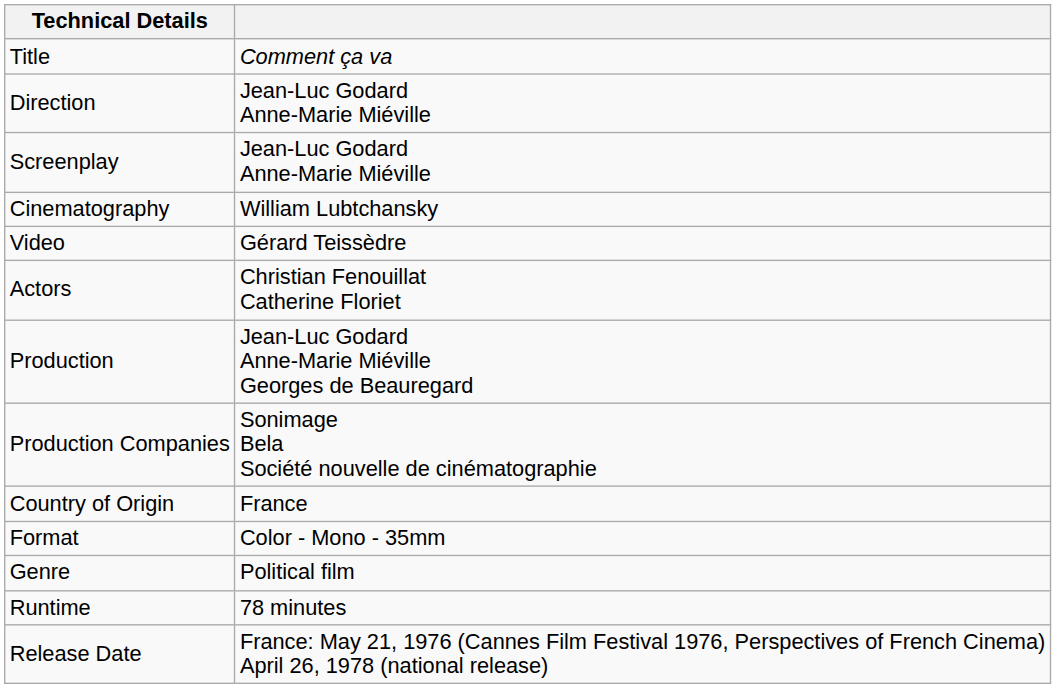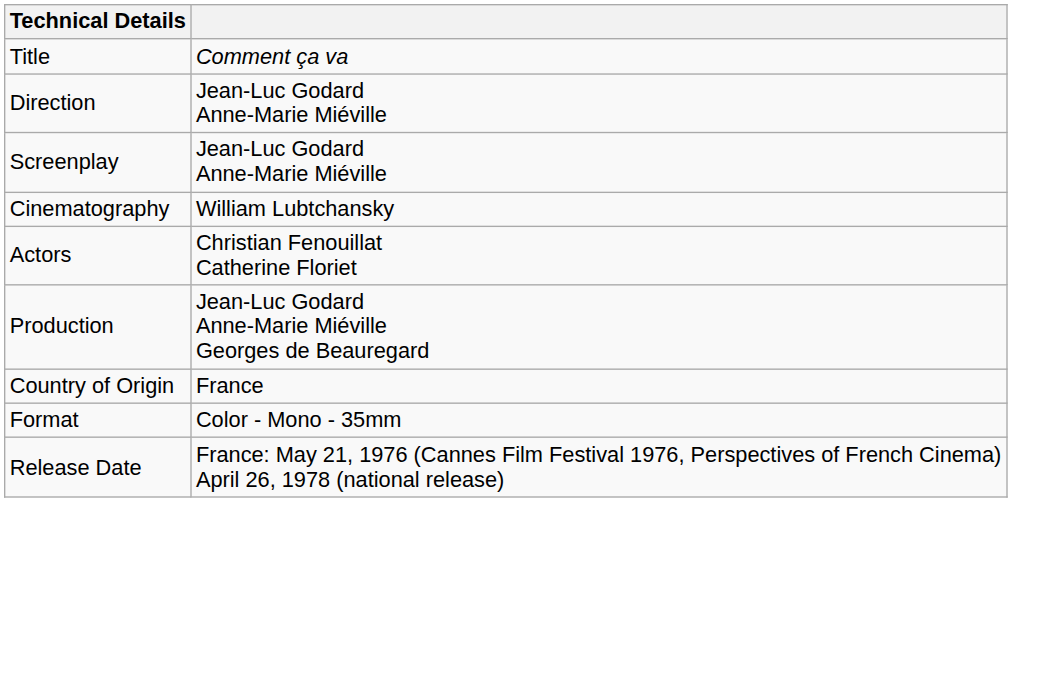- row: (37, 243)
- row: (120, 444)
- row: (40, 572)
- row: (50, 607)
